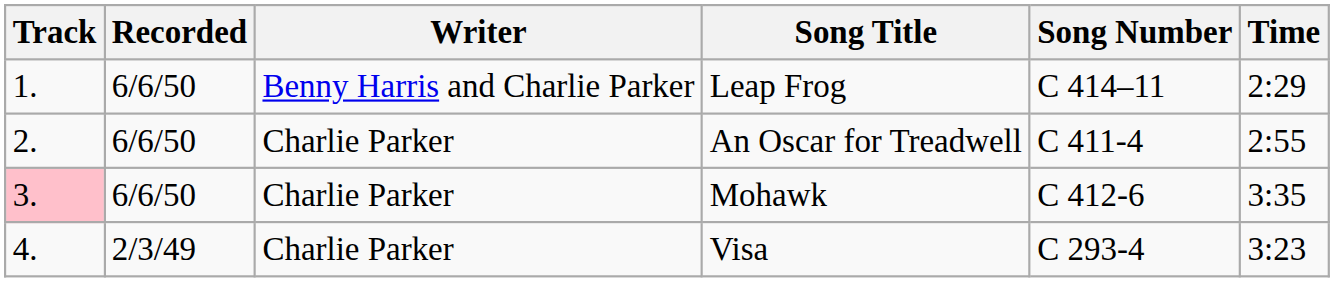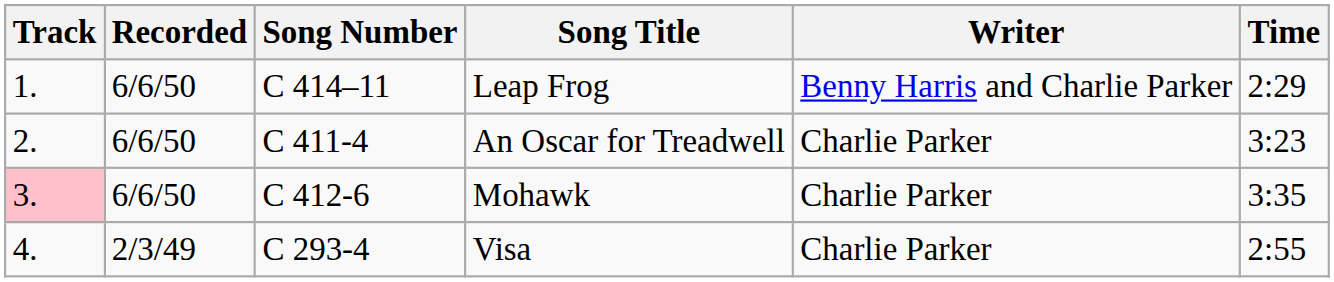columns swapped: (1135, 31) <-> (478, 31)
(1277, 140) 2:55 -> (1277, 140) 3:23
(1277, 249) 3:23 -> (1277, 249) 2:55
